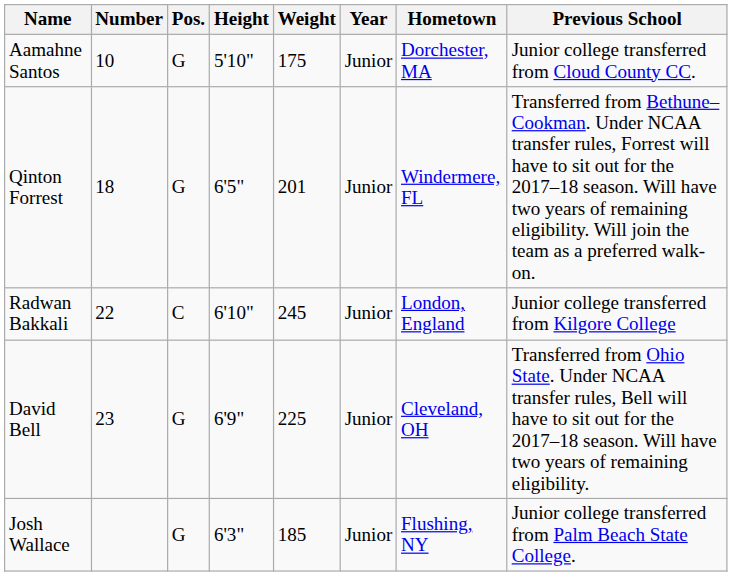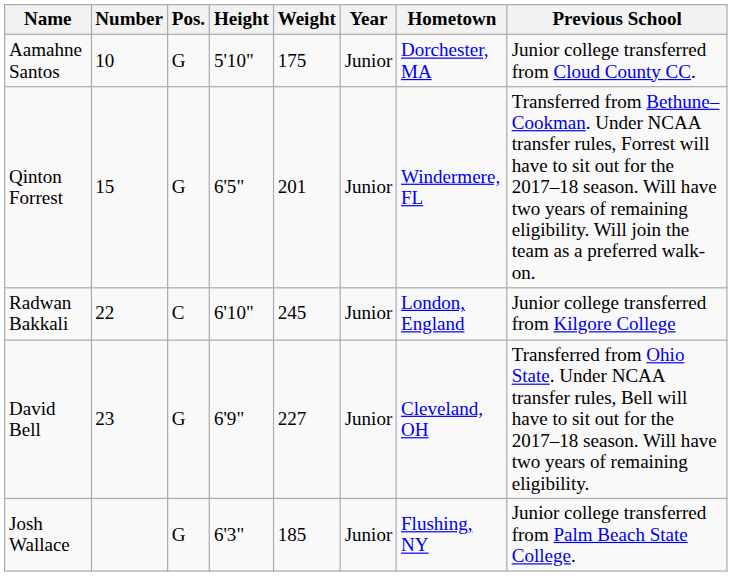(105, 187) 18 -> (105, 187) 15
(292, 418) 225 -> (292, 418) 227
